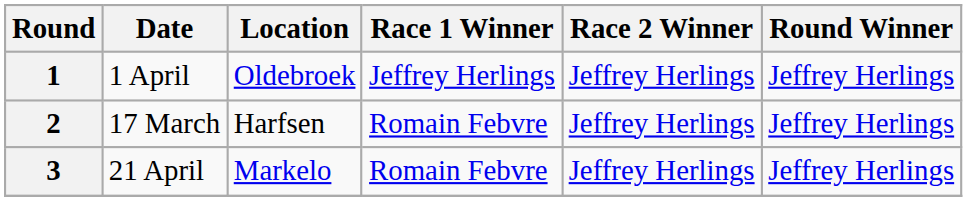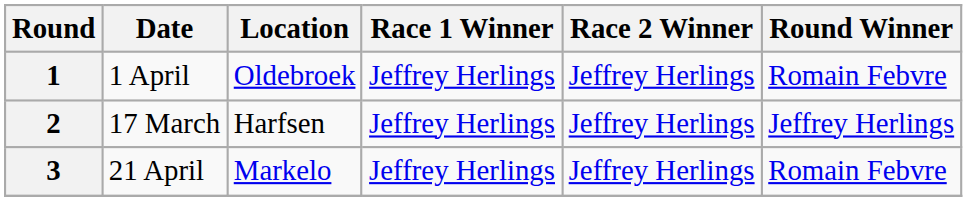(861, 75) Jeffrey Herlings -> (857, 75) Romain Febvre
(458, 123) Romain Febvre -> (462, 123) Jeffrey Herlings
(458, 170) Romain Febvre -> (462, 170) Jeffrey Herlings
(861, 170) Jeffrey Herlings -> (857, 170) Romain Febvre
